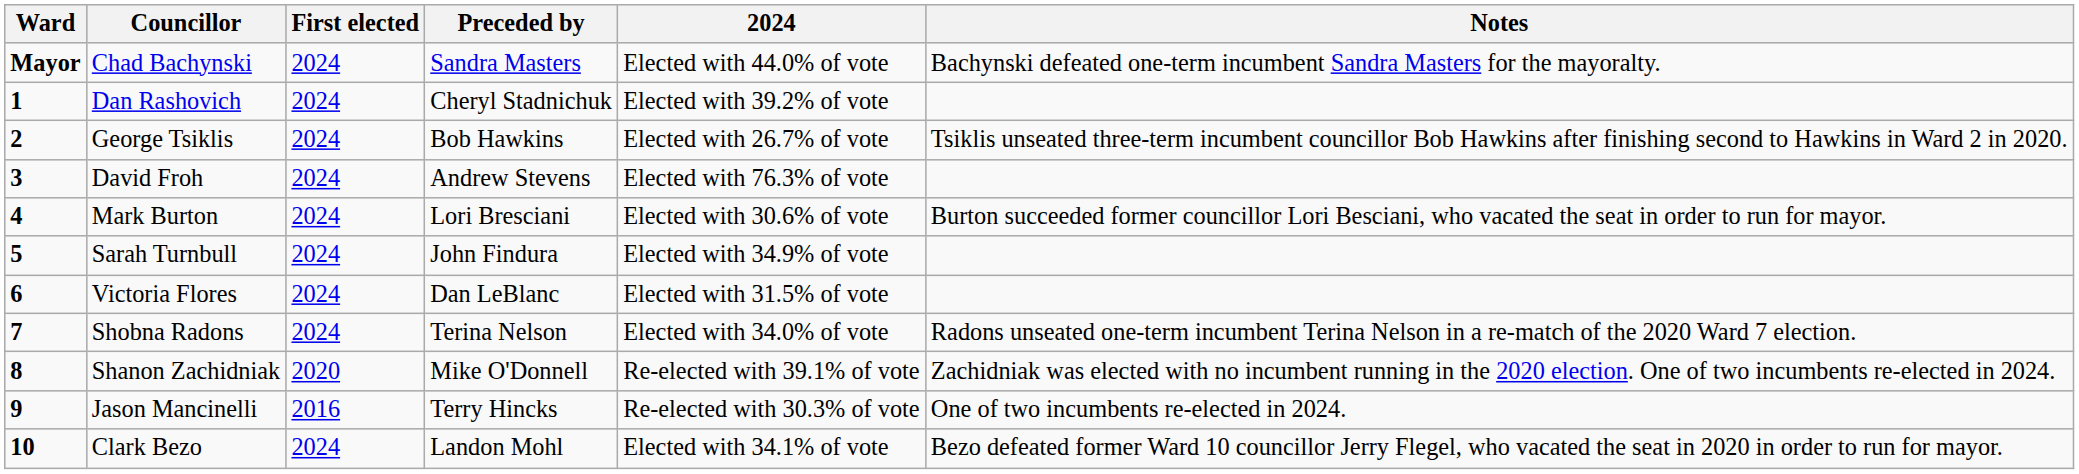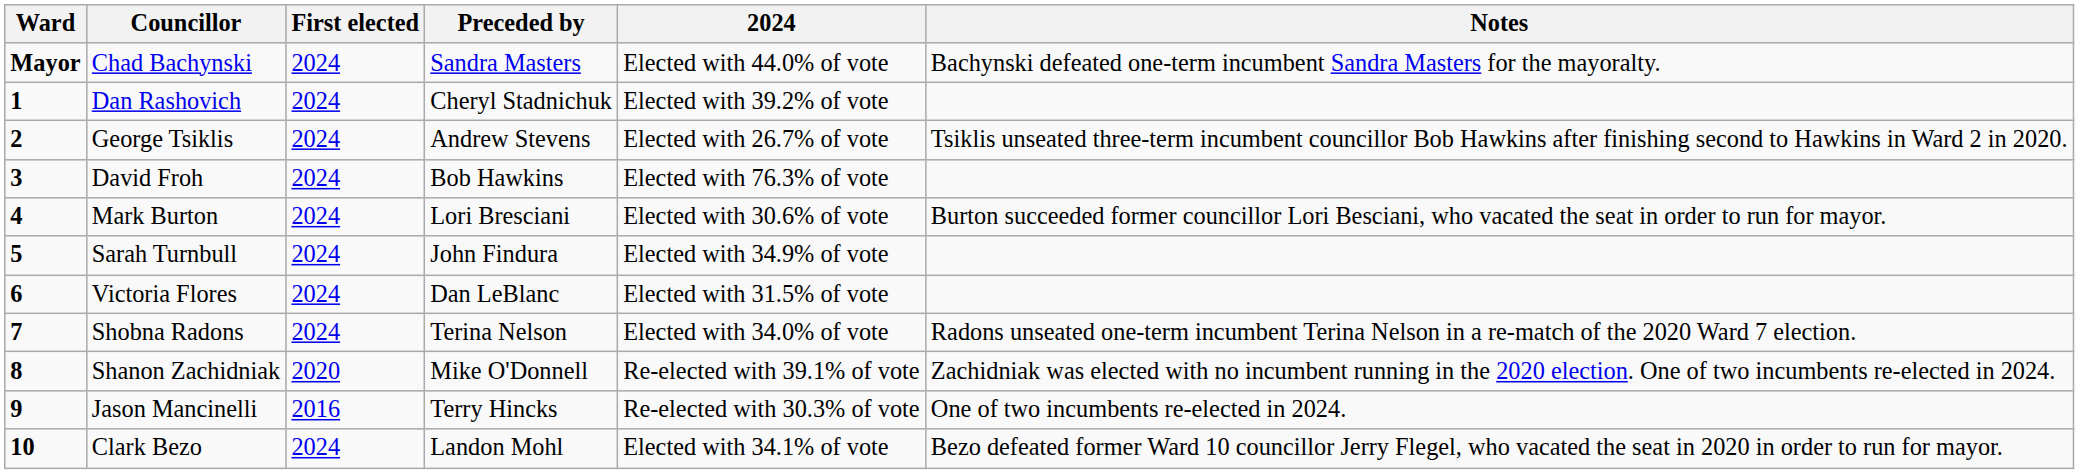(497, 139) Bob Hawkins -> (510, 139) Andrew Stevens
(510, 178) Andrew Stevens -> (497, 178) Bob Hawkins
